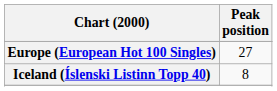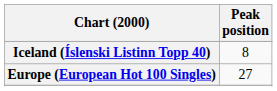rows swapped: (112, 52) <-> (112, 74)
